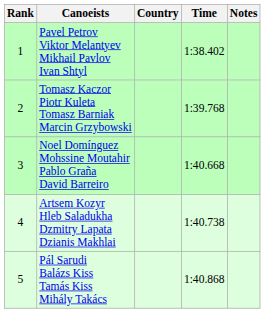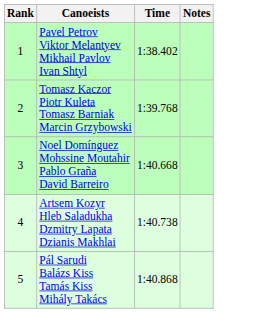- column: (158, 13)
